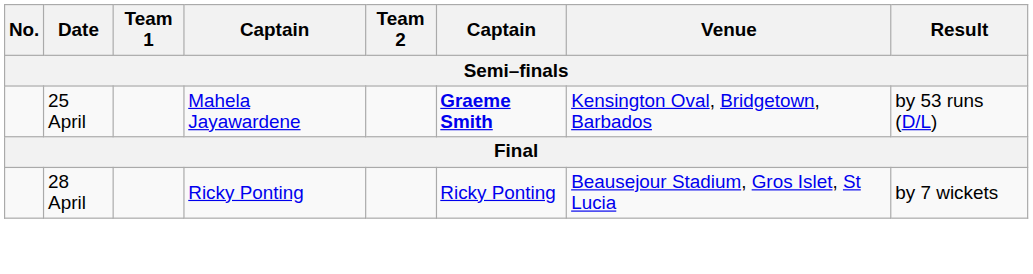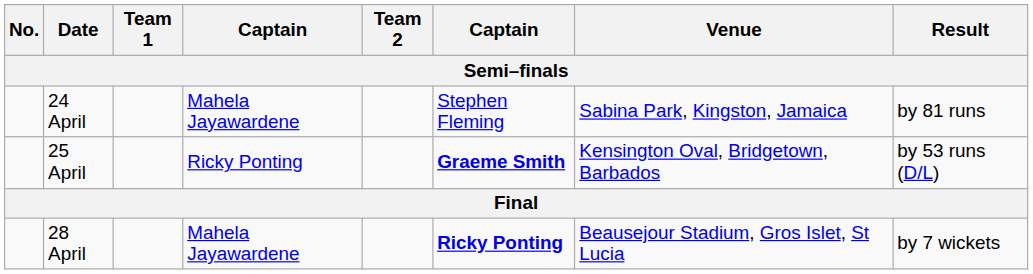+ row: (67, 111)
(244, 111) Mahela Jayawardene -> (245, 162) Ricky Ponting
(246, 192) Ricky Ponting -> (243, 243) Mahela Jayawardene
(498, 192) normal -> (500, 243) bold
